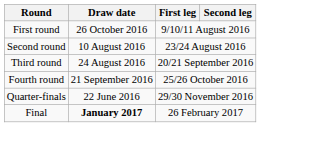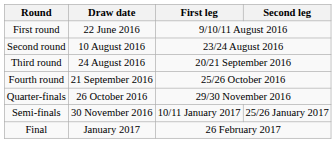(112, 29) 26 October 2016 -> (112, 29) 22 June 2016
(112, 96) 22 June 2016 -> (112, 96) 26 October 2016
+ row: (36, 113)
(112, 113) bold -> (112, 130) normal
